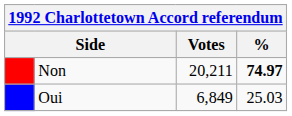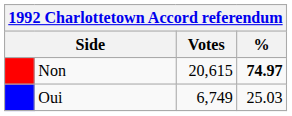(211, 71) 20,211 -> (211, 71) 20,615
(215, 97) 6,849 -> (215, 97) 6,749
